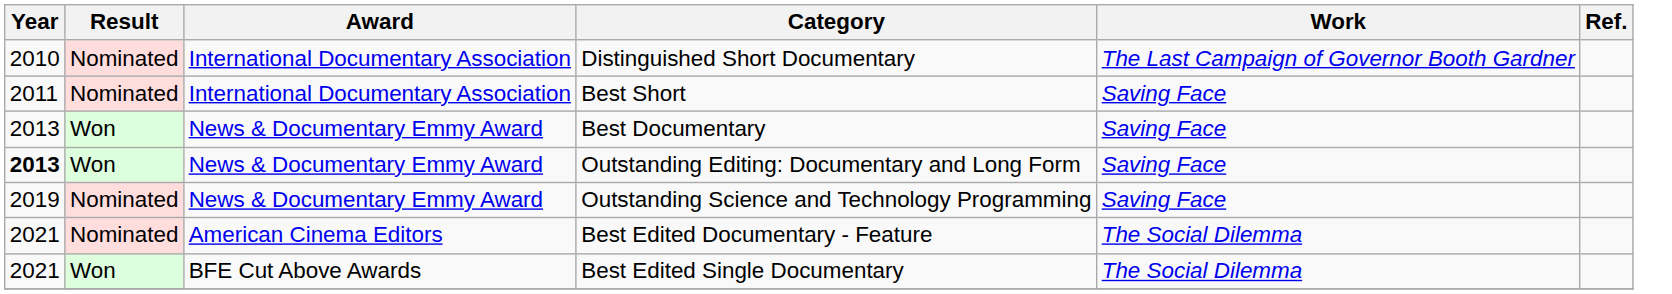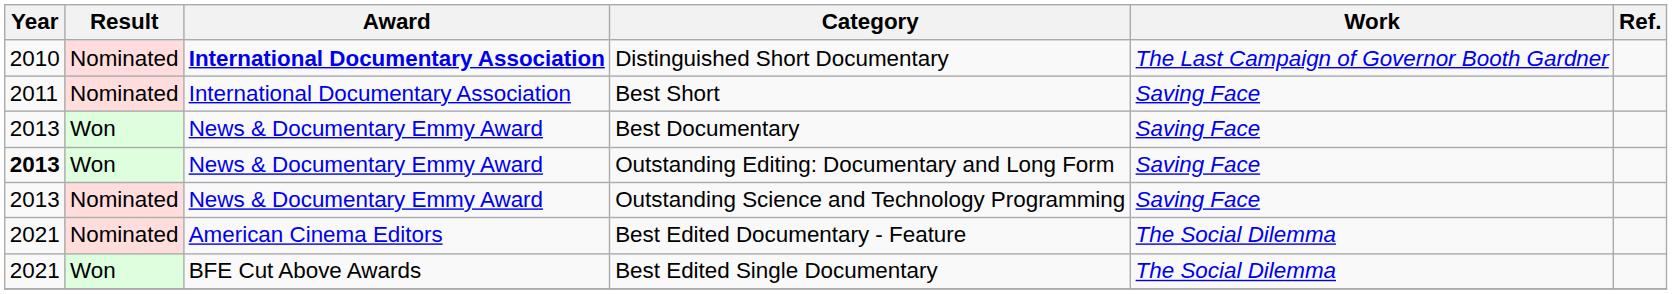(380, 57) normal -> (397, 57) bold
(35, 199) 2019 -> (35, 199) 2013
